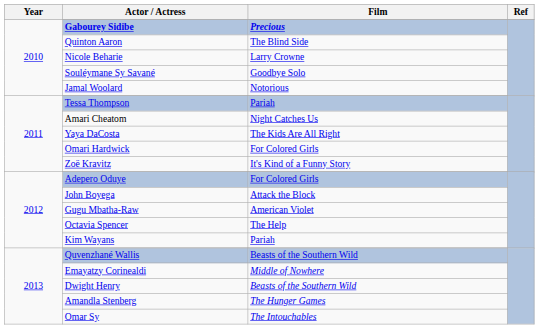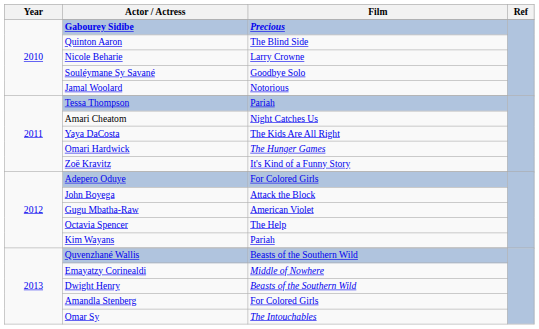(284, 149) For Colored Girls -> (288, 149) The Hunger Games
(288, 301) The Hunger Games -> (284, 301) For Colored Girls
